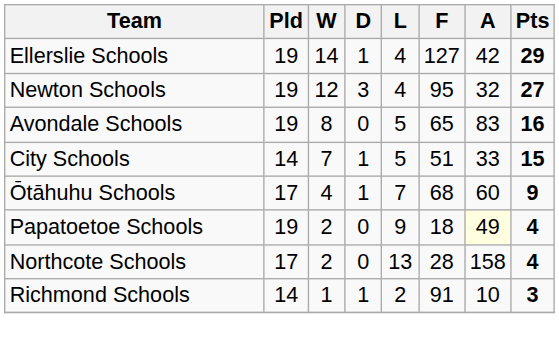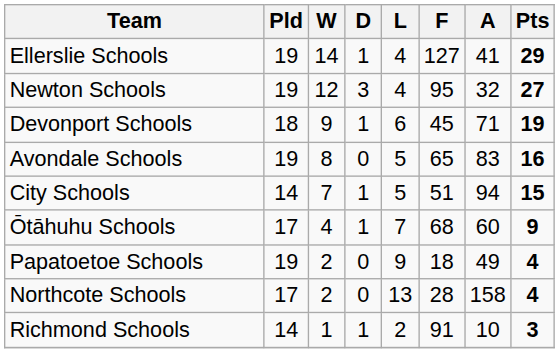(488, 55) 42 -> (488, 55) 41
+ row: (101, 124)
(488, 158) 33 -> (488, 192) 94
(488, 227) lightyellow background -> (488, 261) no background
